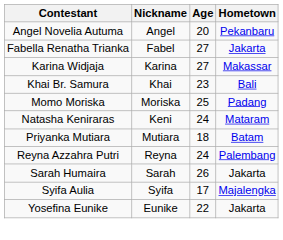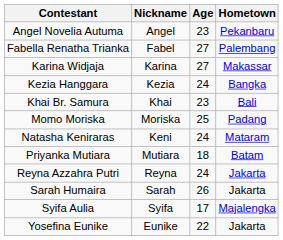(203, 31) 20 -> (203, 31) 23
(247, 48) Jakarta -> (247, 48) Palembang
+ row: (68, 84)
(247, 155) Palembang -> (247, 173) Jakarta
